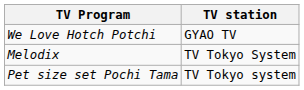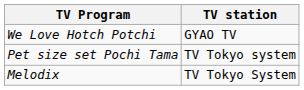rows swapped: (93, 75) <-> (33, 55)
